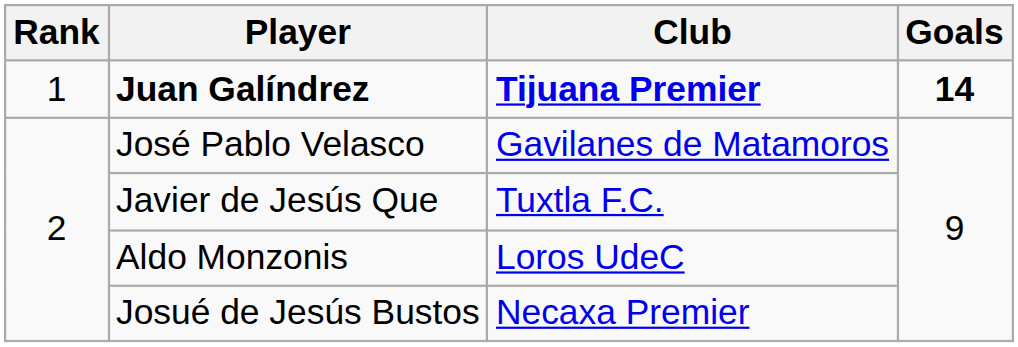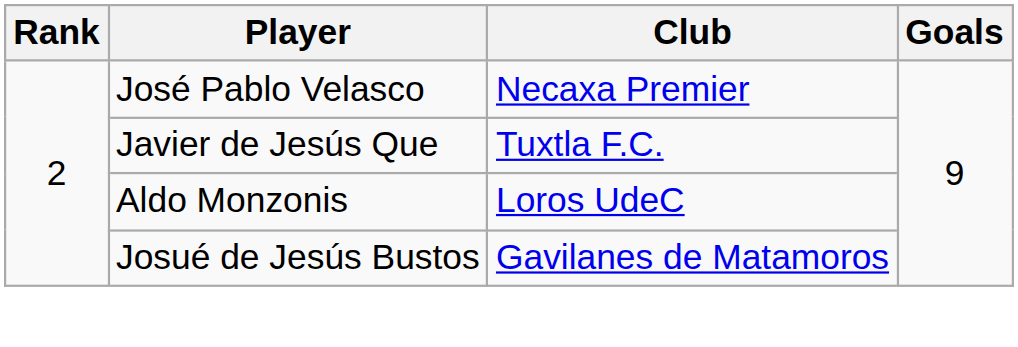- row: (243, 88)
(693, 144) Gavilanes de Matamoros -> (623, 88) Necaxa Premier
(623, 312) Necaxa Premier -> (693, 256) Gavilanes de Matamoros
